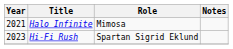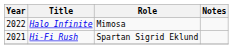(16, 24) 2021 -> (16, 24) 2022
(16, 37) 2023 -> (16, 37) 2021
